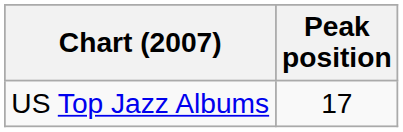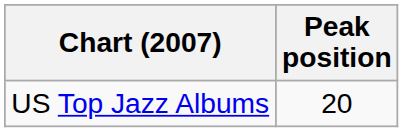(337, 103) 17 -> (337, 103) 20
